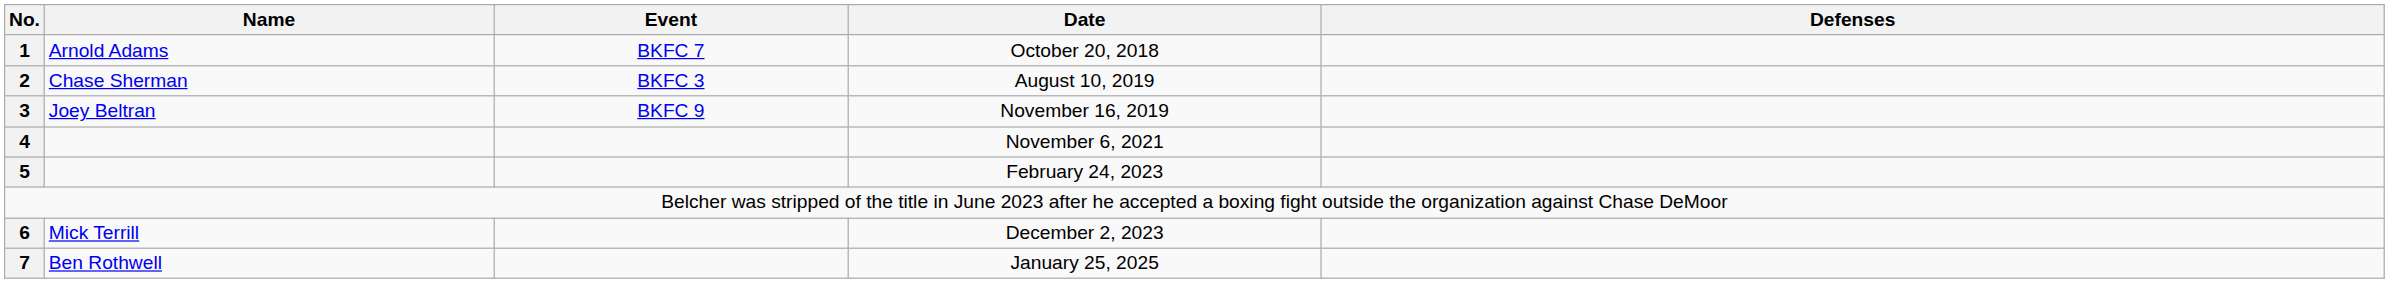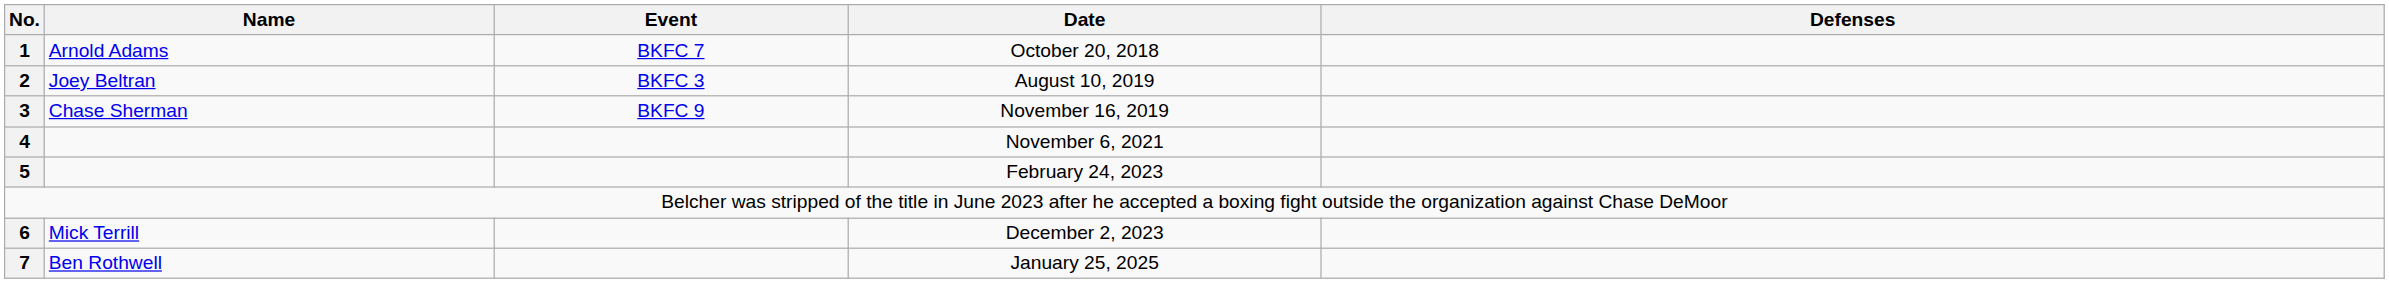(118, 80) Chase Sherman -> (102, 80) Joey Beltran
(102, 111) Joey Beltran -> (118, 111) Chase Sherman
